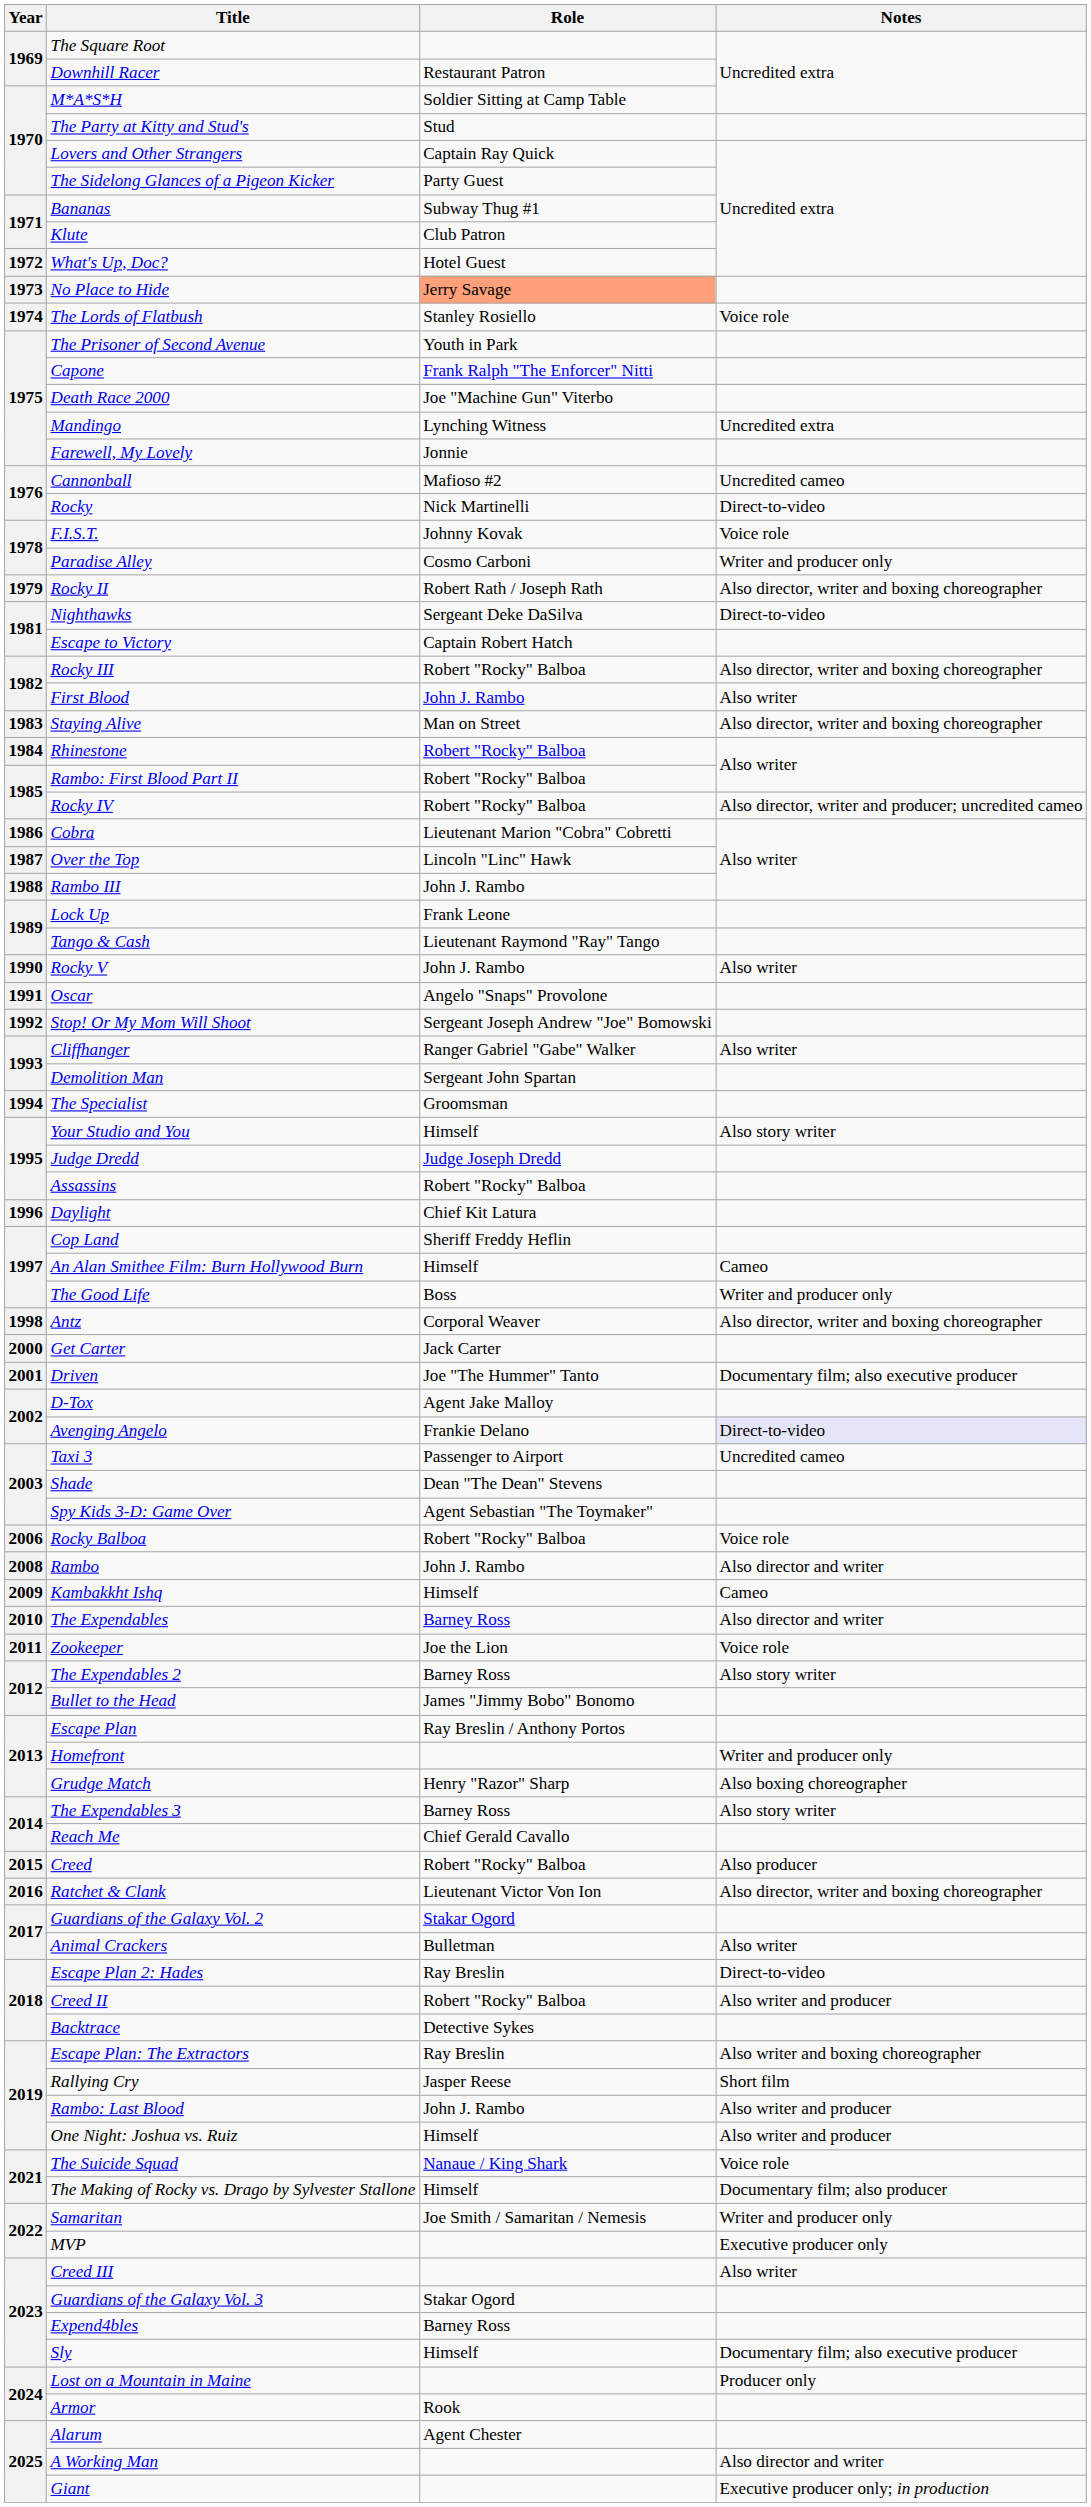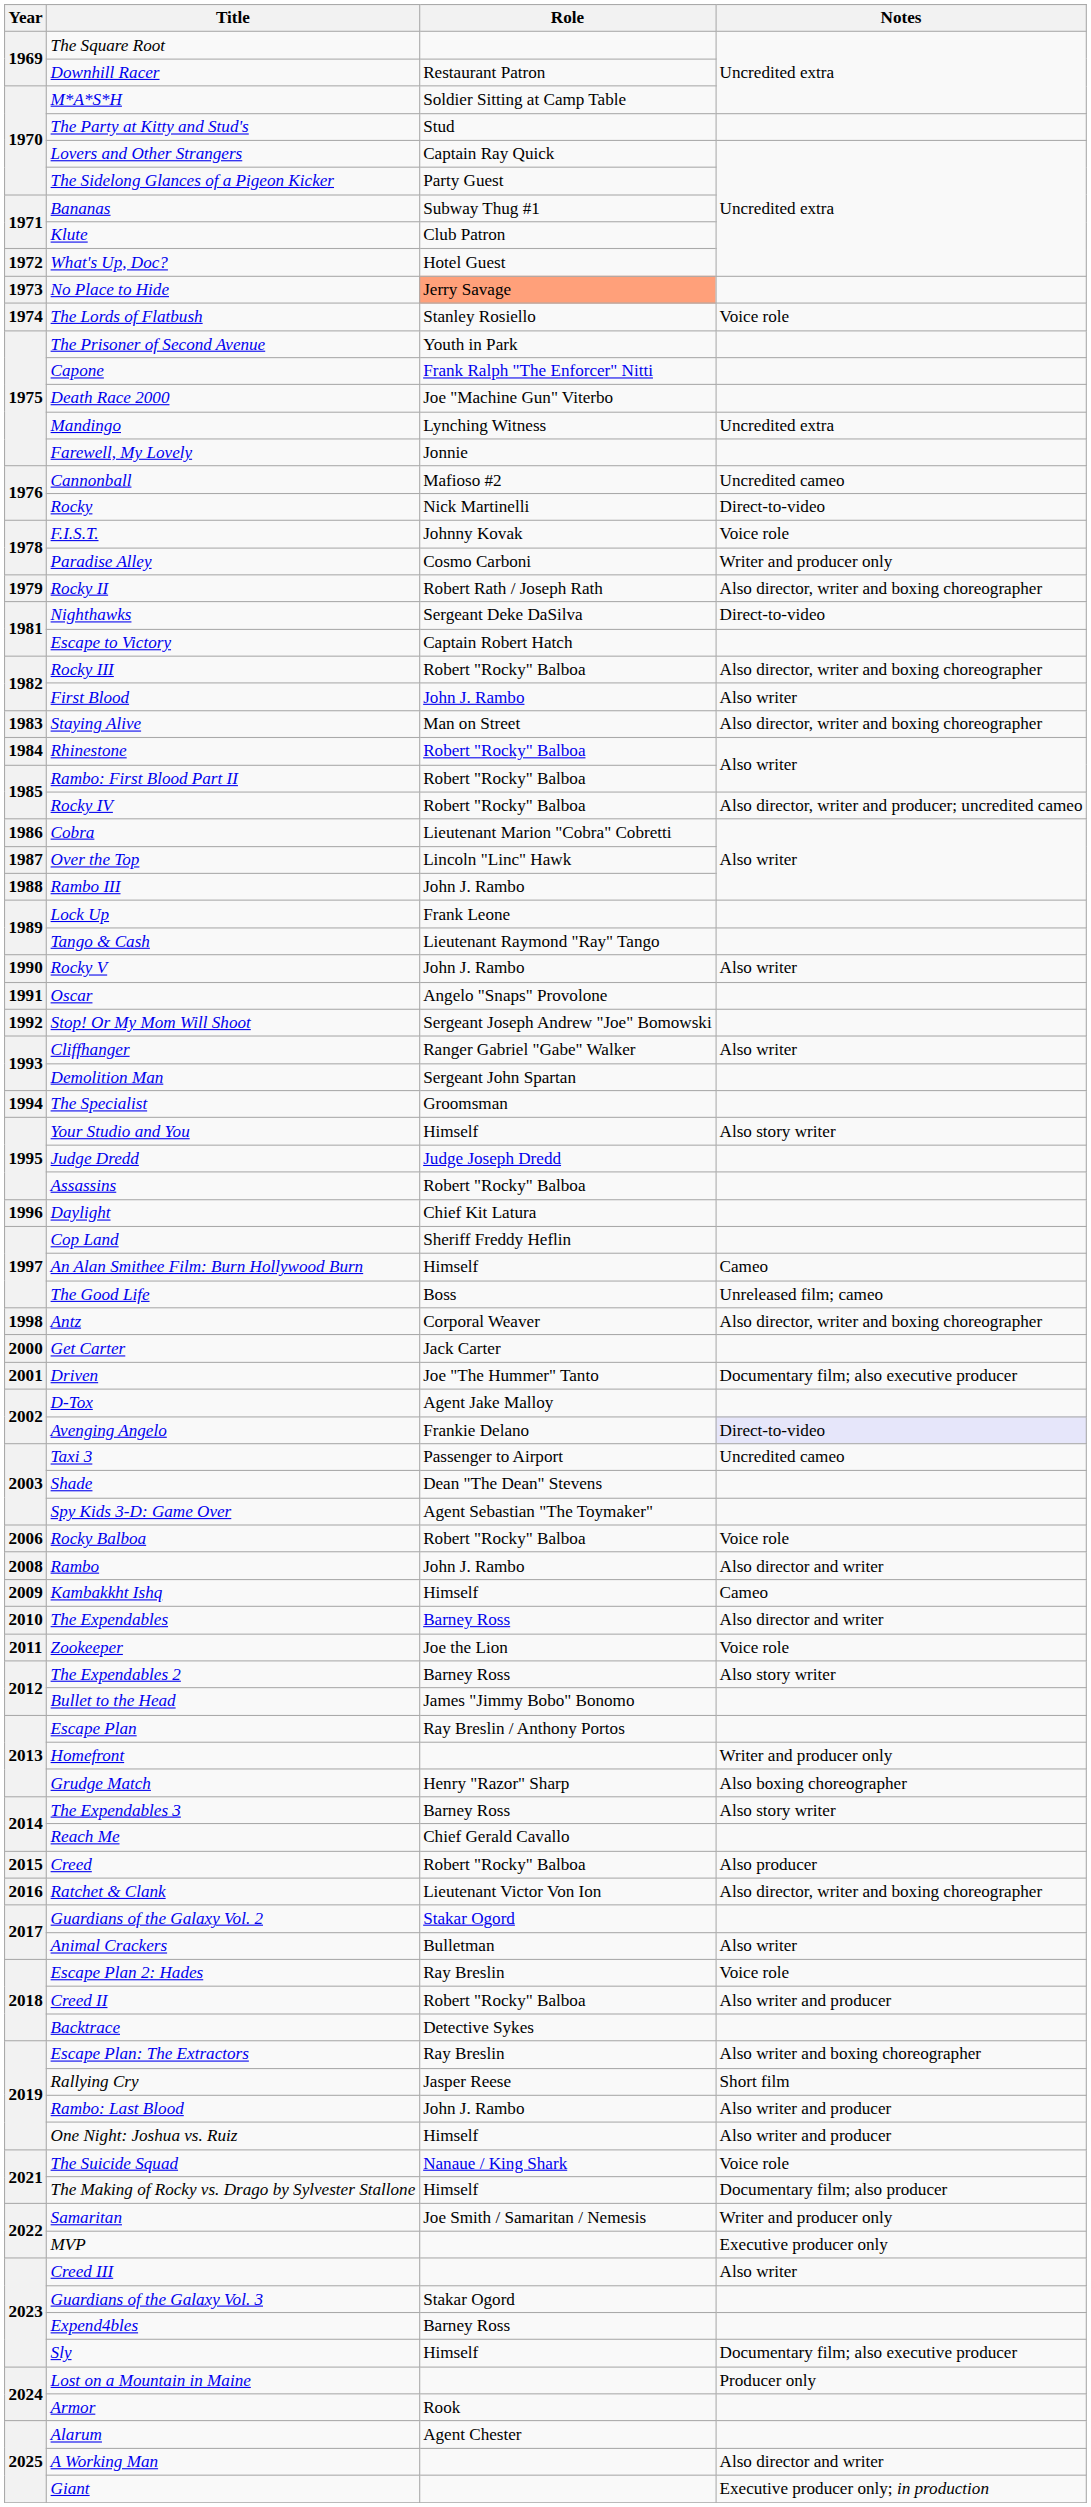(806, 1294) Writer and producer only -> (801, 1294) Unreleased film; cameo
(772, 1972) Direct-to-video -> (754, 1972) Voice role
